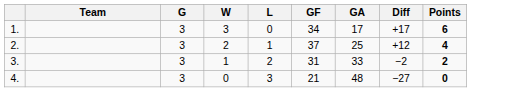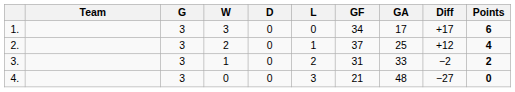+ column: (270, 12)
